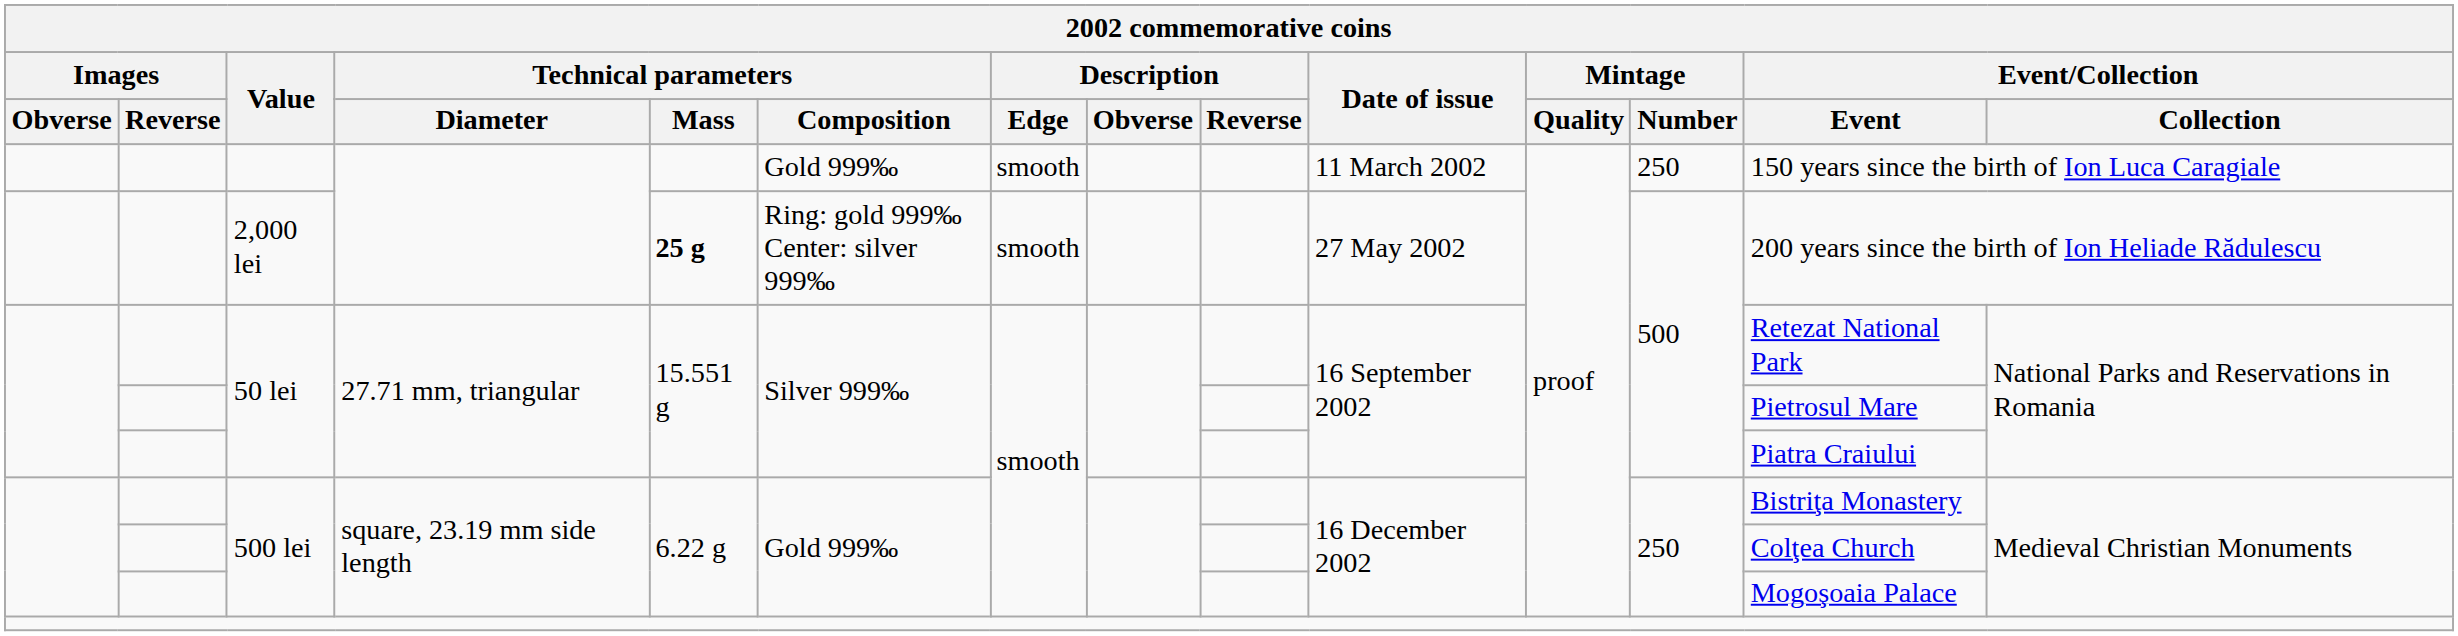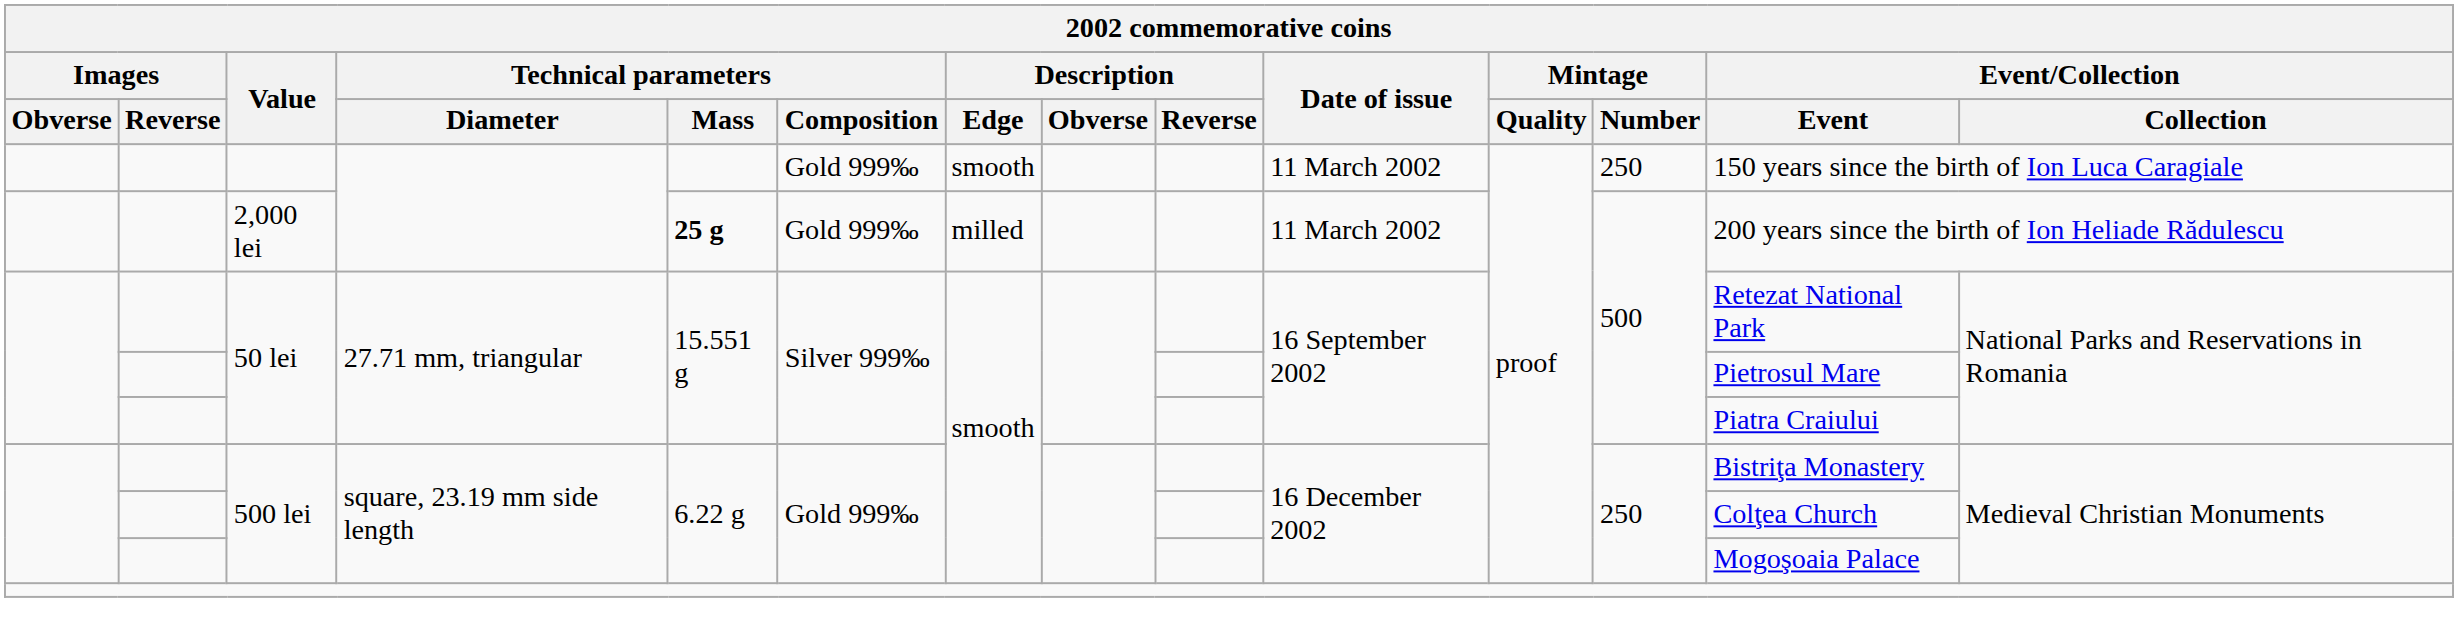(863, 247) Ring: gold 999‰ Center: silver 999‰ -> (852, 231) Gold 999‰
(1038, 247) smooth -> (988, 231) milled
(1390, 247) 27 May 2002 -> (1356, 231) 11 March 2002
